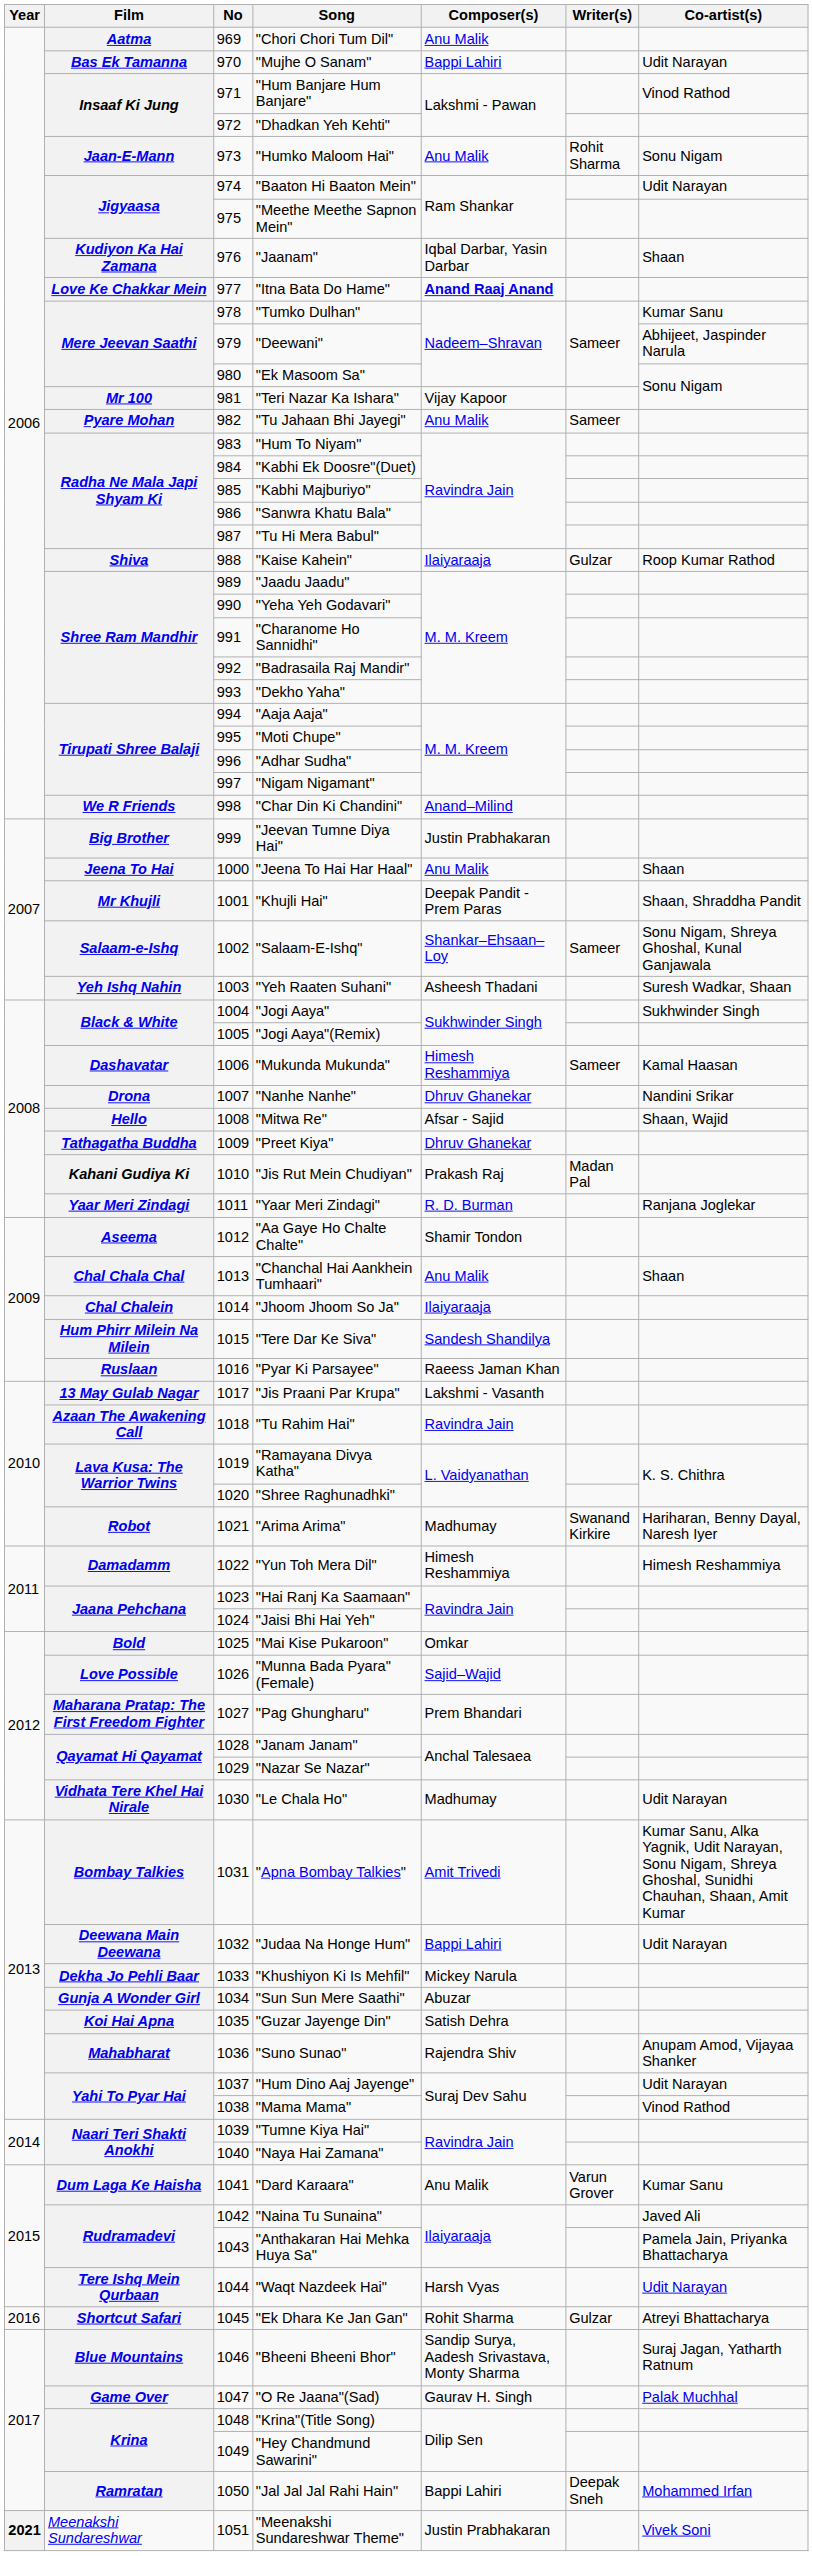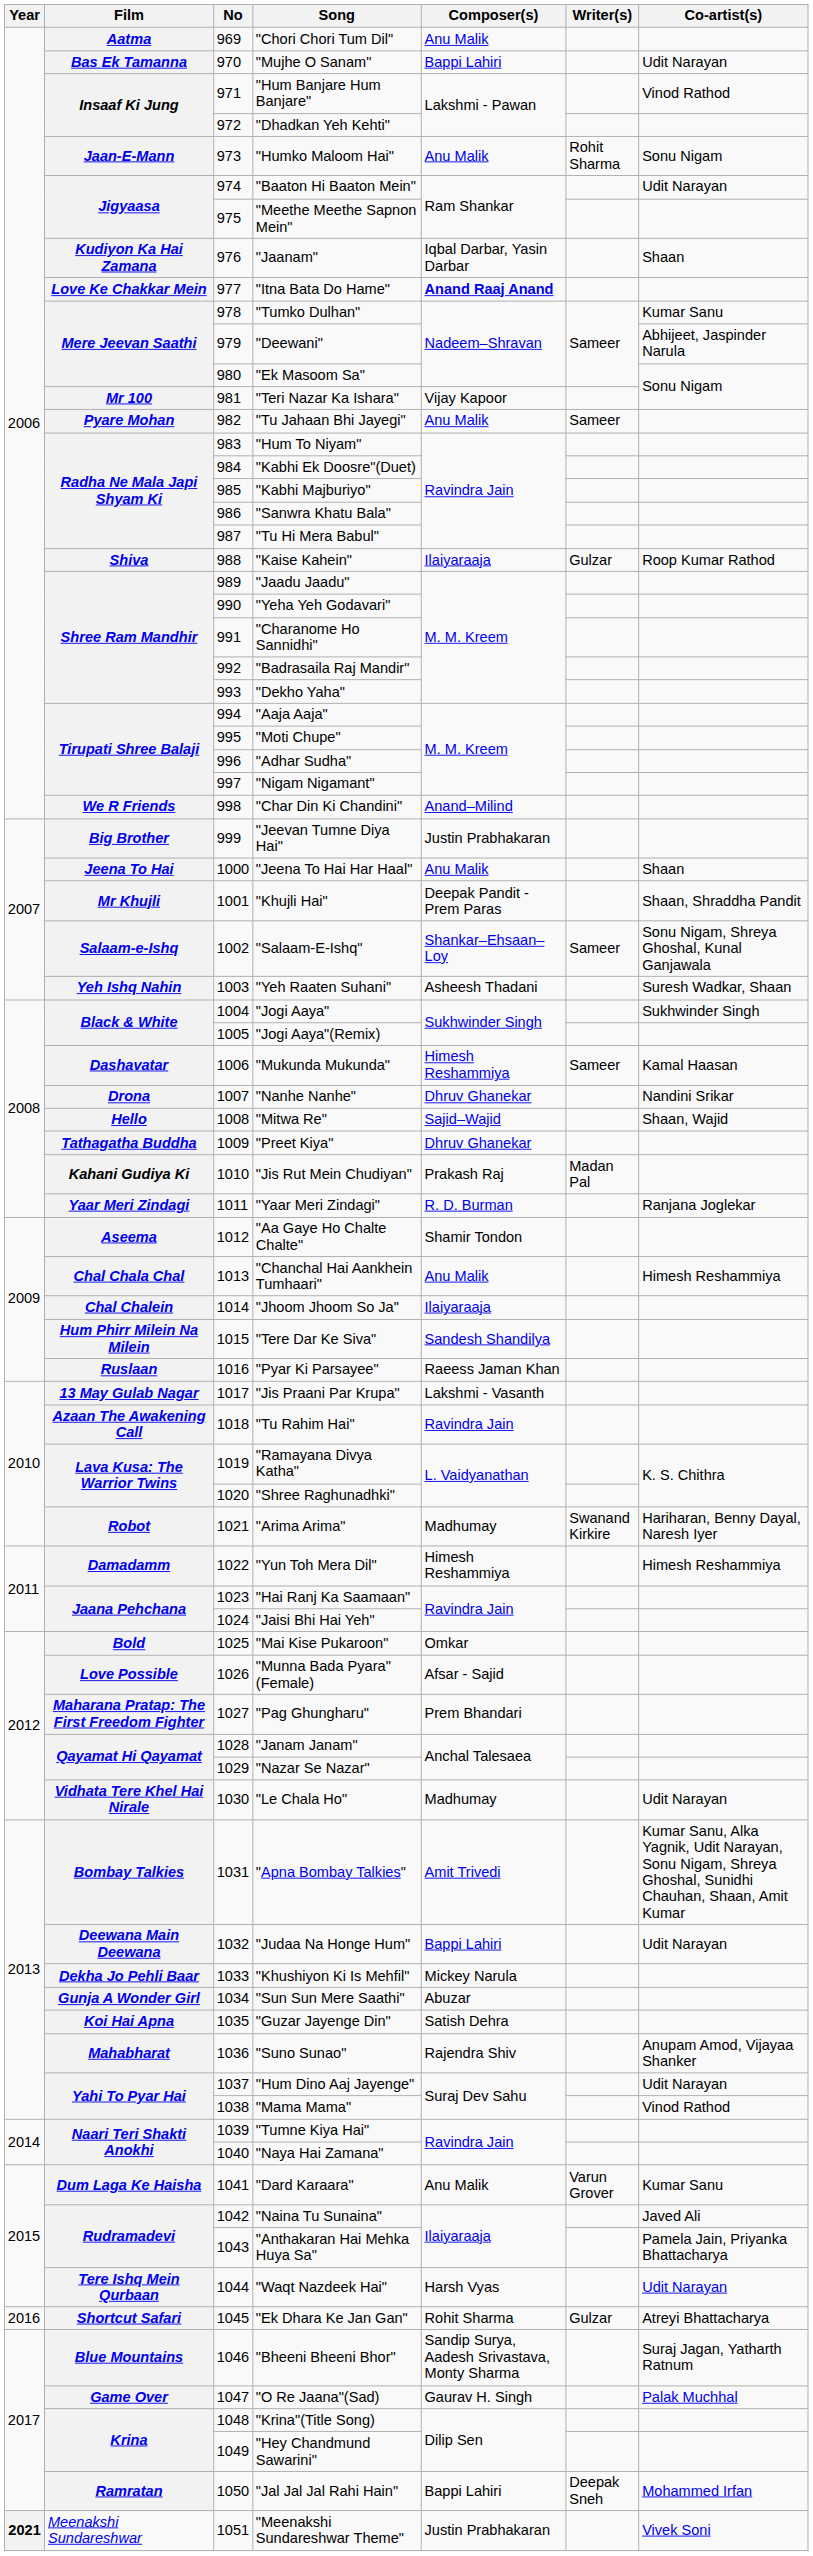(464, 1119) Afsar - Sajid -> (463, 1119) Sajid–Wajid
(663, 1276) Shaan -> (711, 1276) Himesh Reshammiya
(463, 1674) Sajid–Wajid -> (464, 1674) Afsar - Sajid
